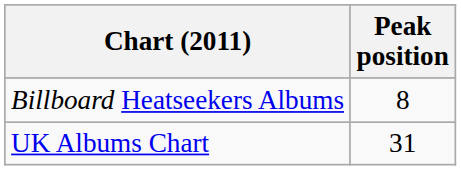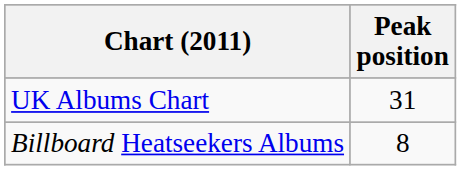rows swapped: (178, 99) <-> (110, 142)
